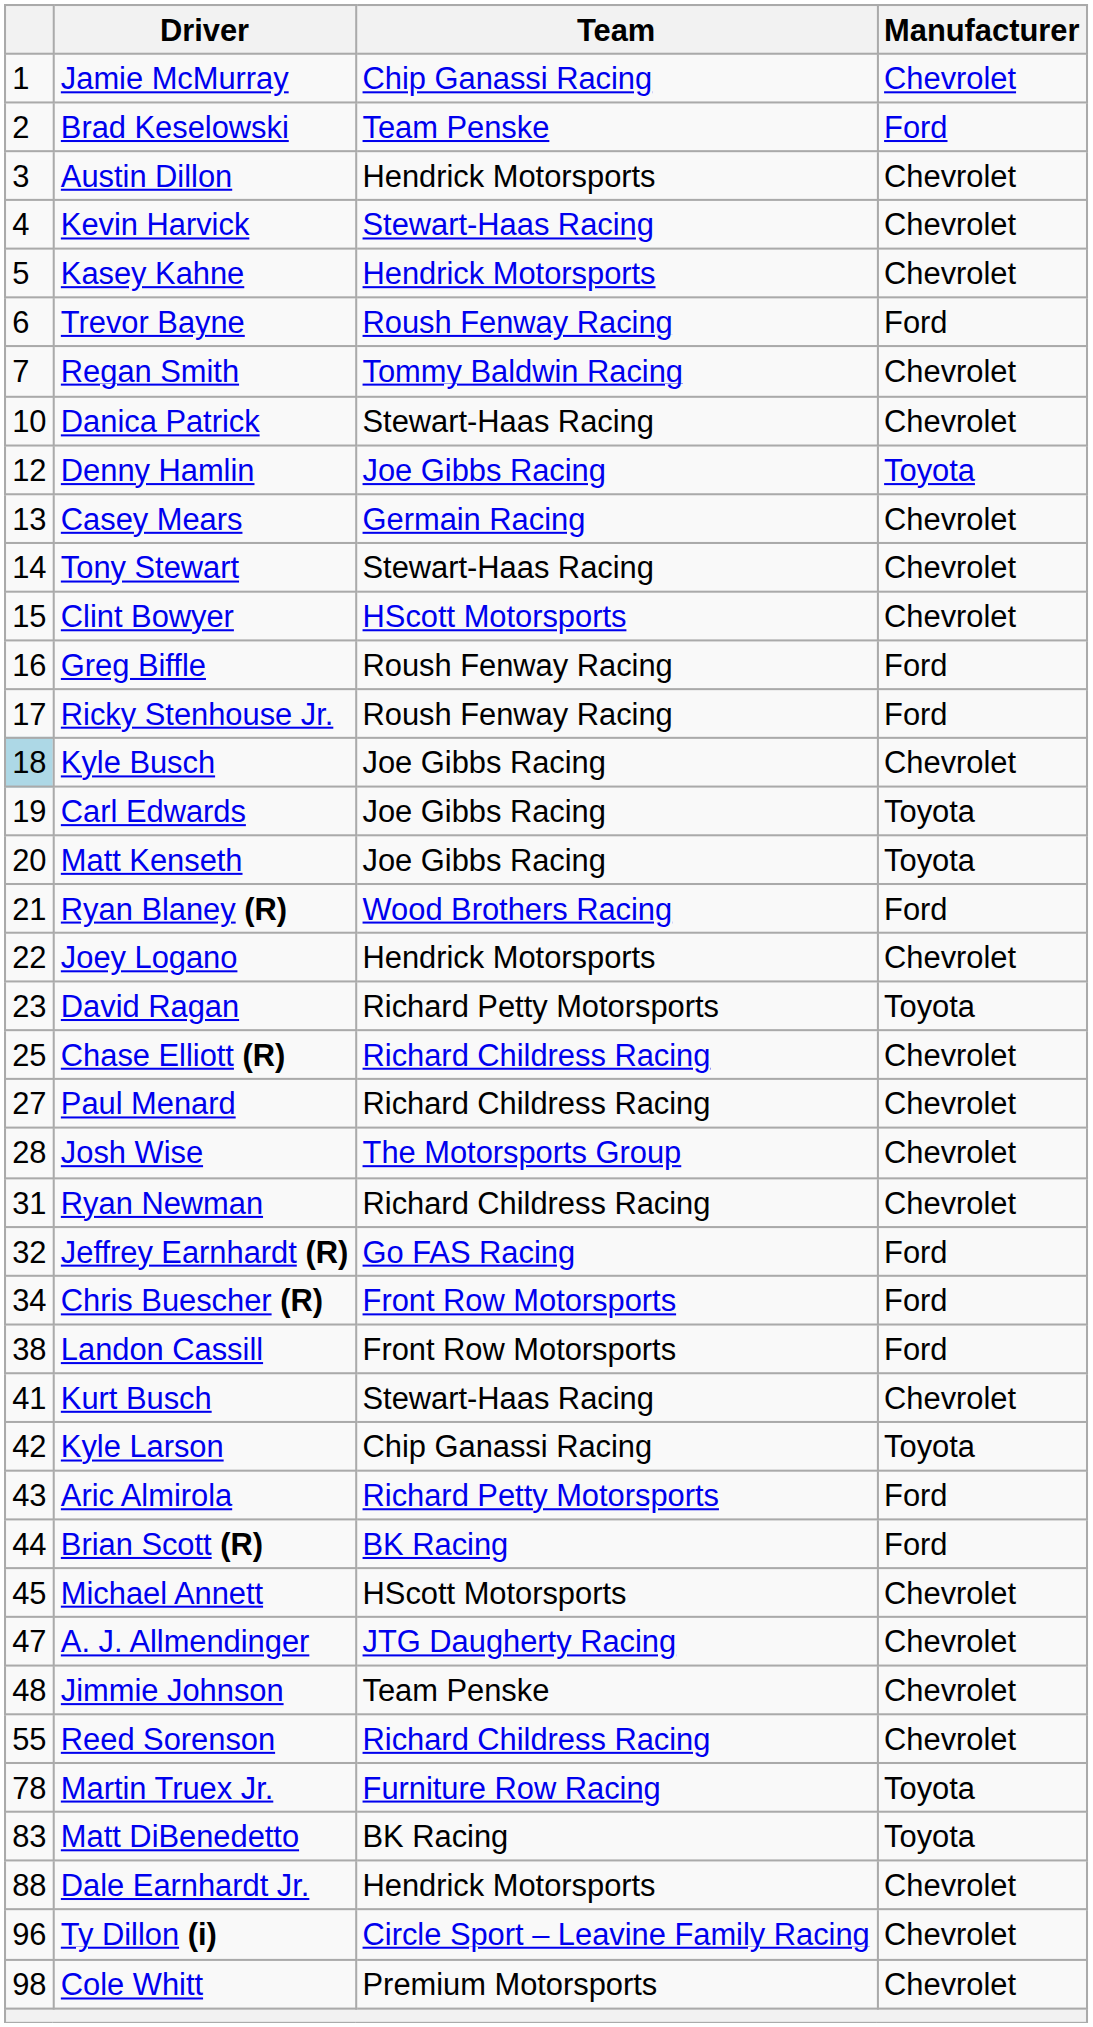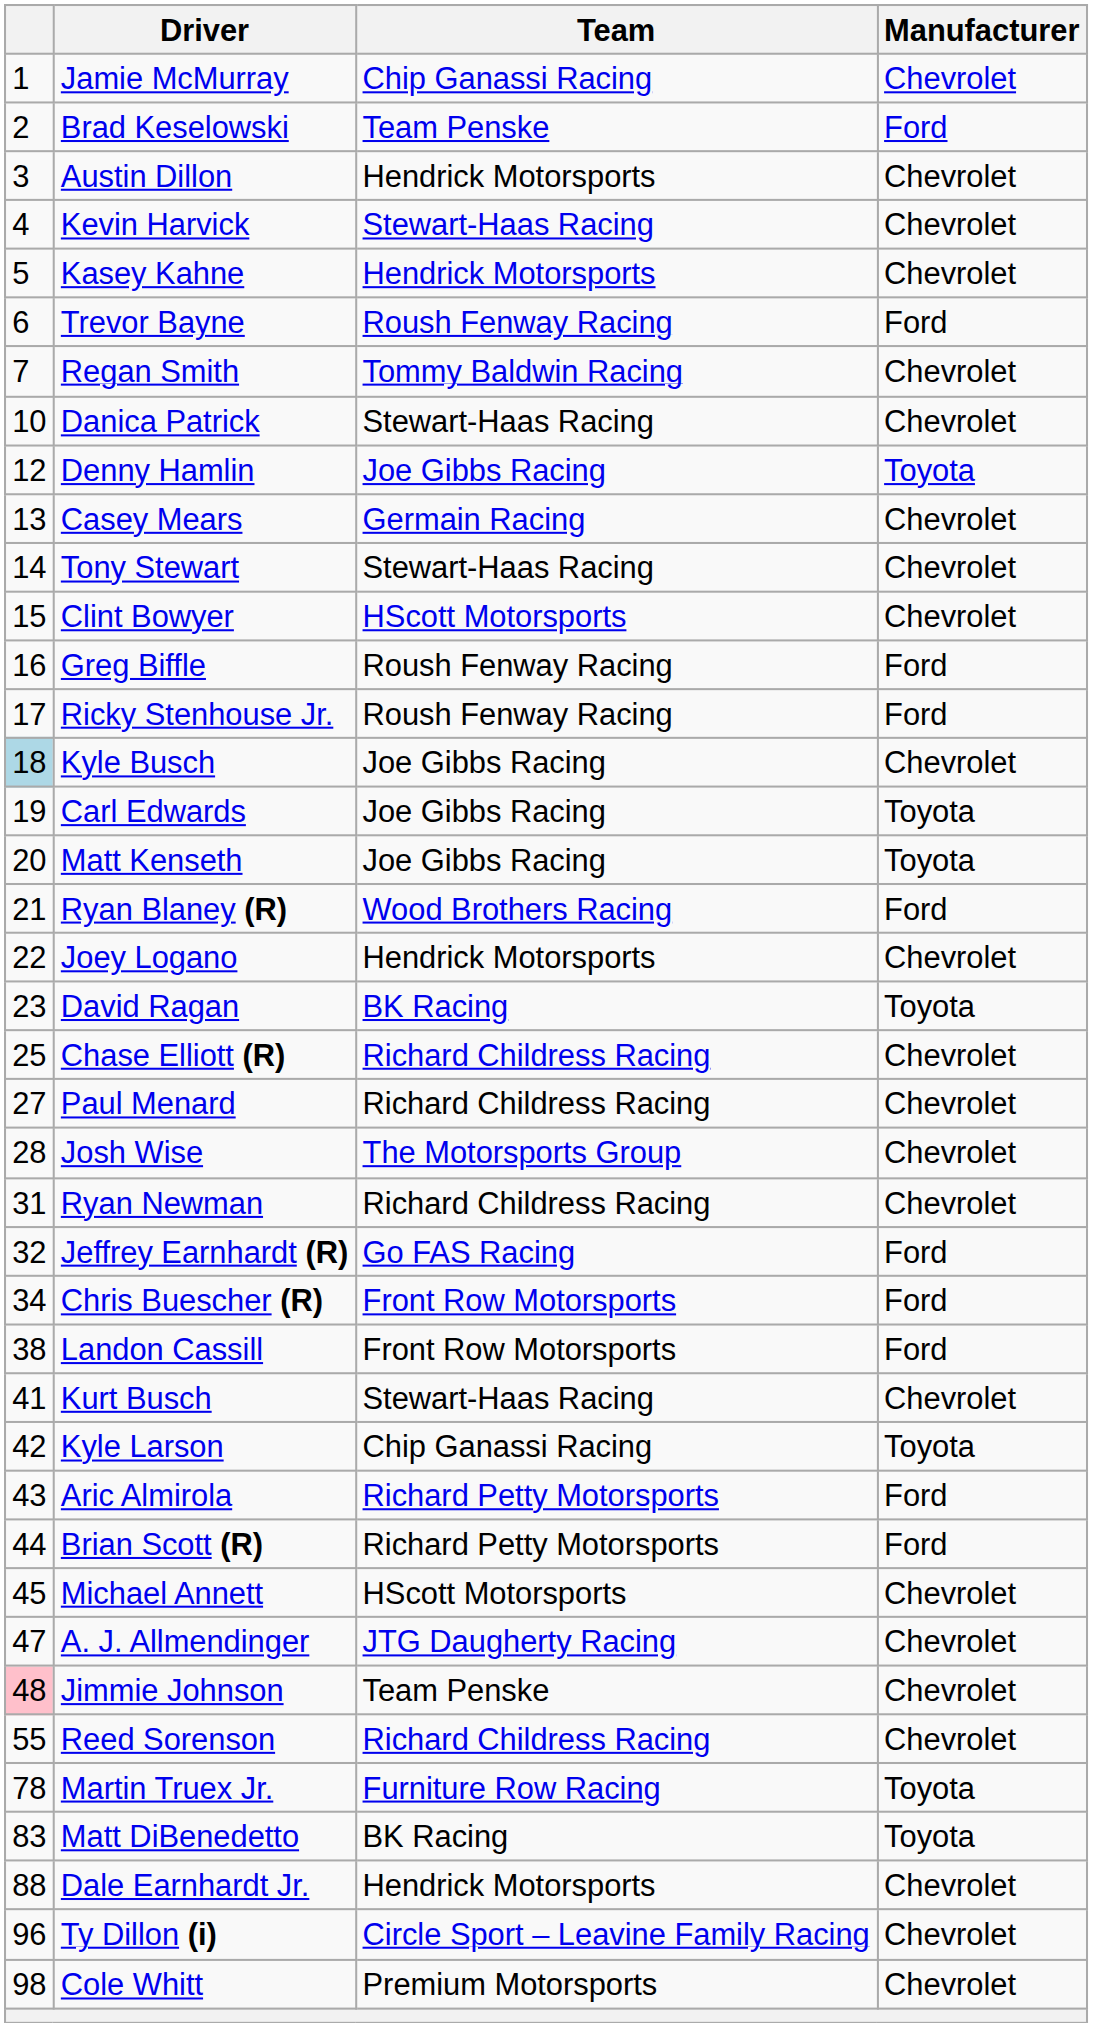(541, 1007) Richard Petty Motorsports -> (435, 1007) BK Racing
(435, 1544) BK Racing -> (541, 1544) Richard Petty Motorsports
(29, 1690) no background -> (29, 1690) pink background
